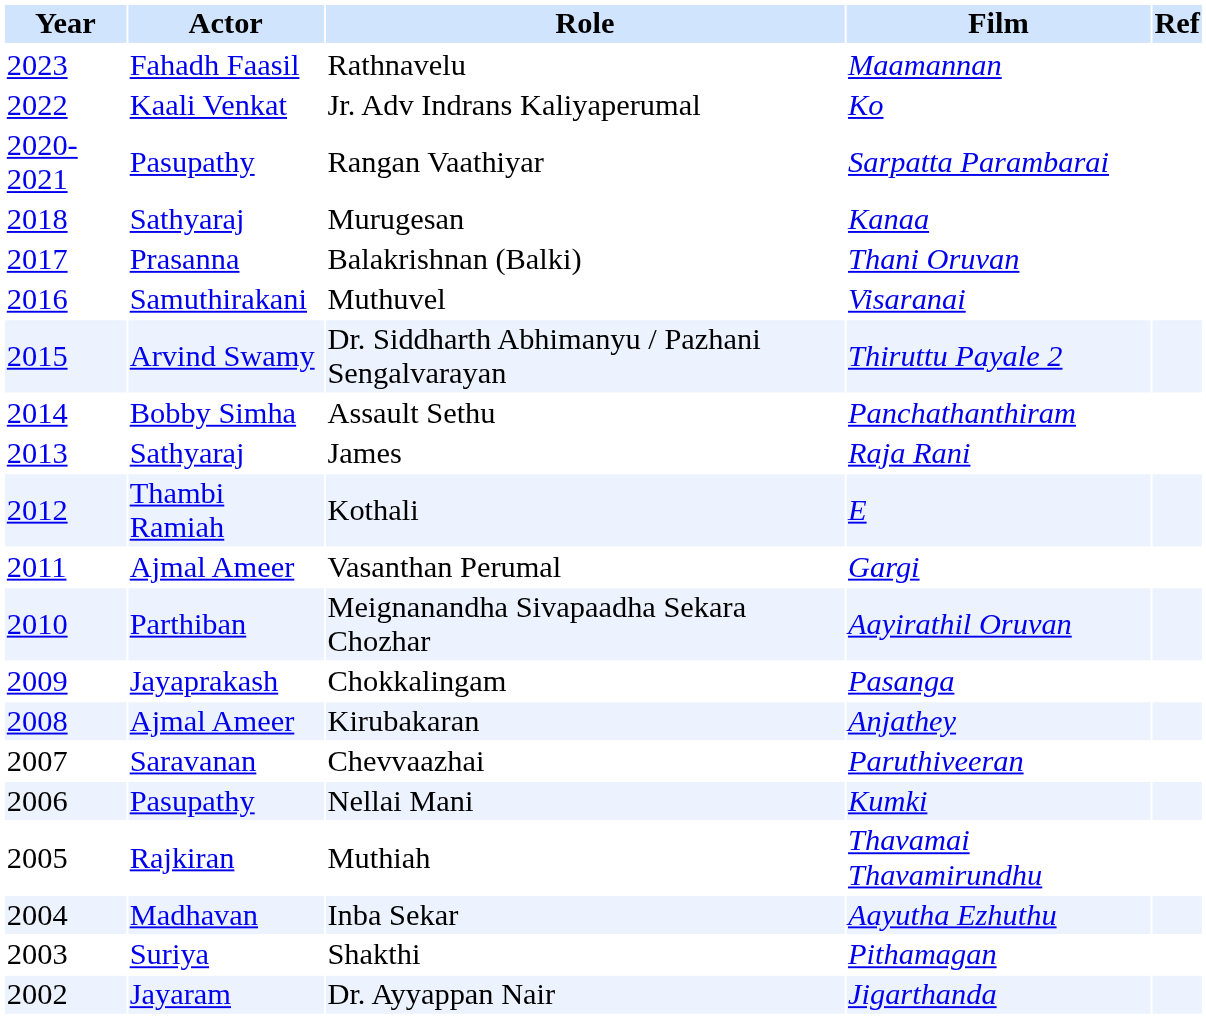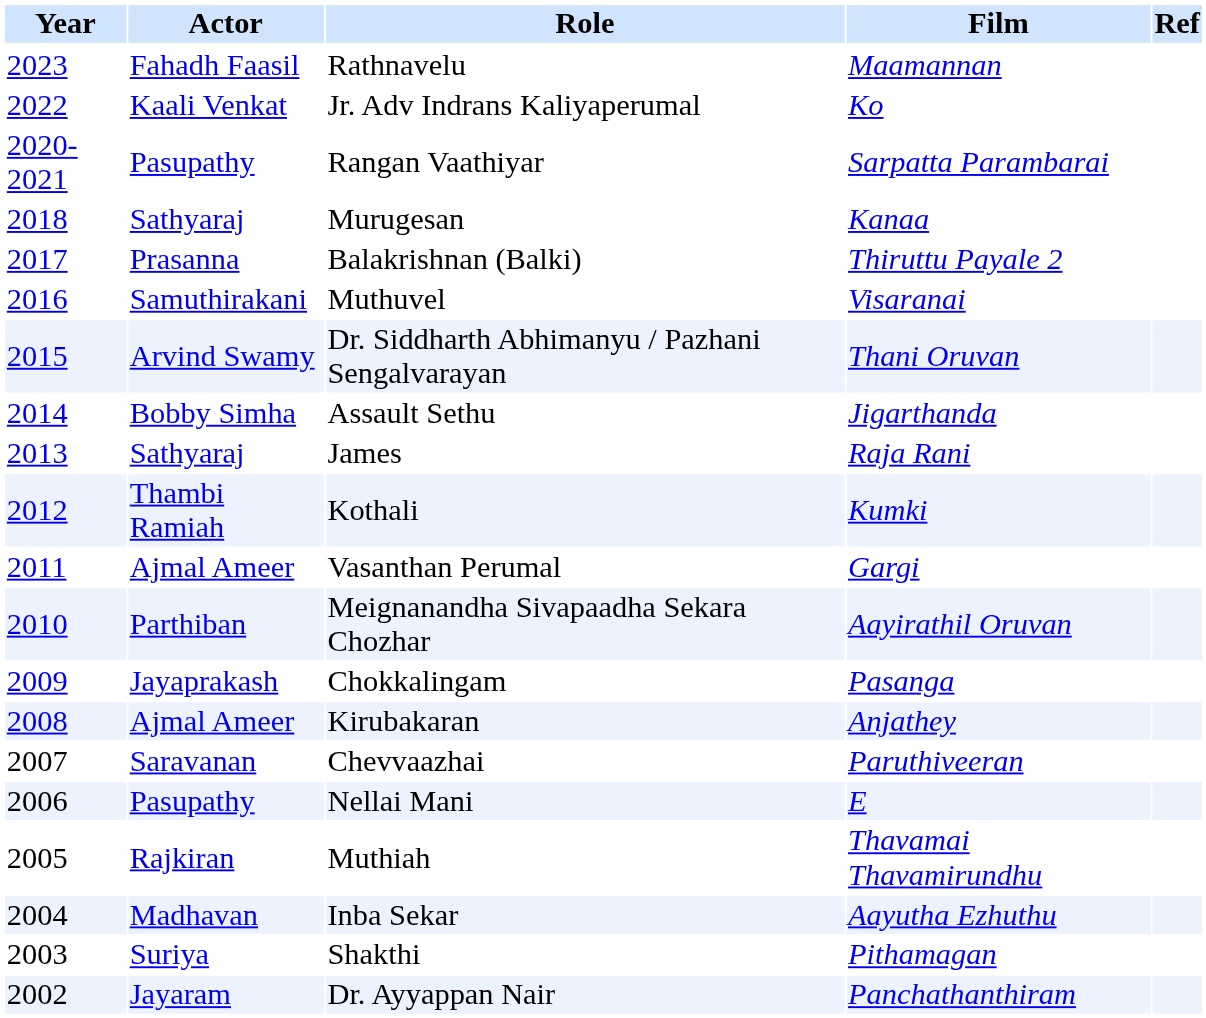(934, 259) Thani Oruvan -> (955, 259) Thiruttu Payale 2
(955, 355) Thiruttu Payale 2 -> (934, 355) Thani Oruvan
(962, 412) Panchathanthiram -> (922, 412) Jigarthanda
(857, 509) E -> (888, 509) Kumki
(888, 800) Kumki -> (857, 800) E
(922, 994) Jigarthanda -> (962, 994) Panchathanthiram
